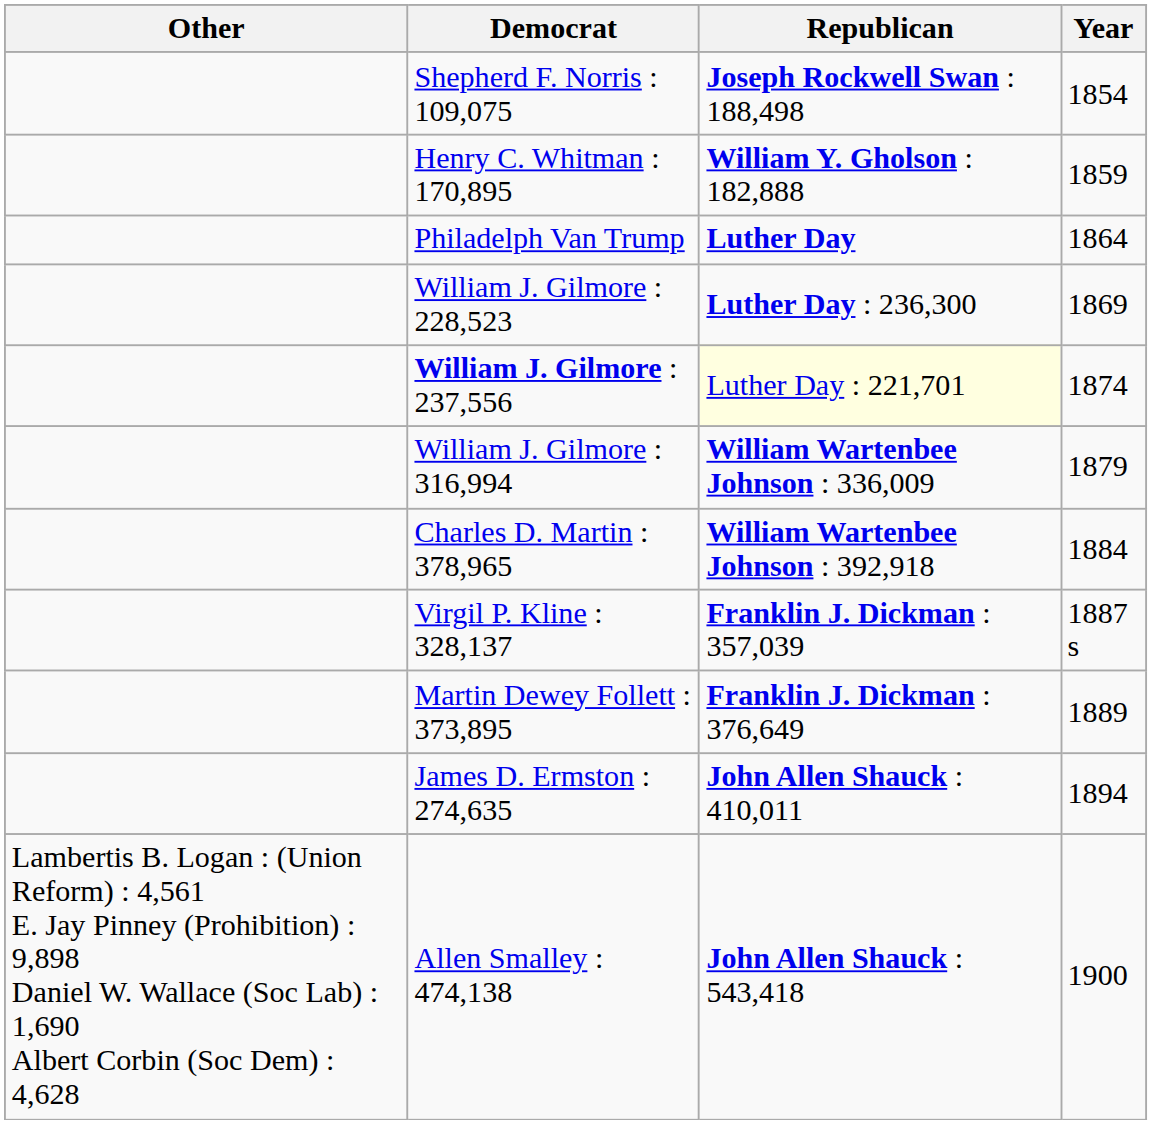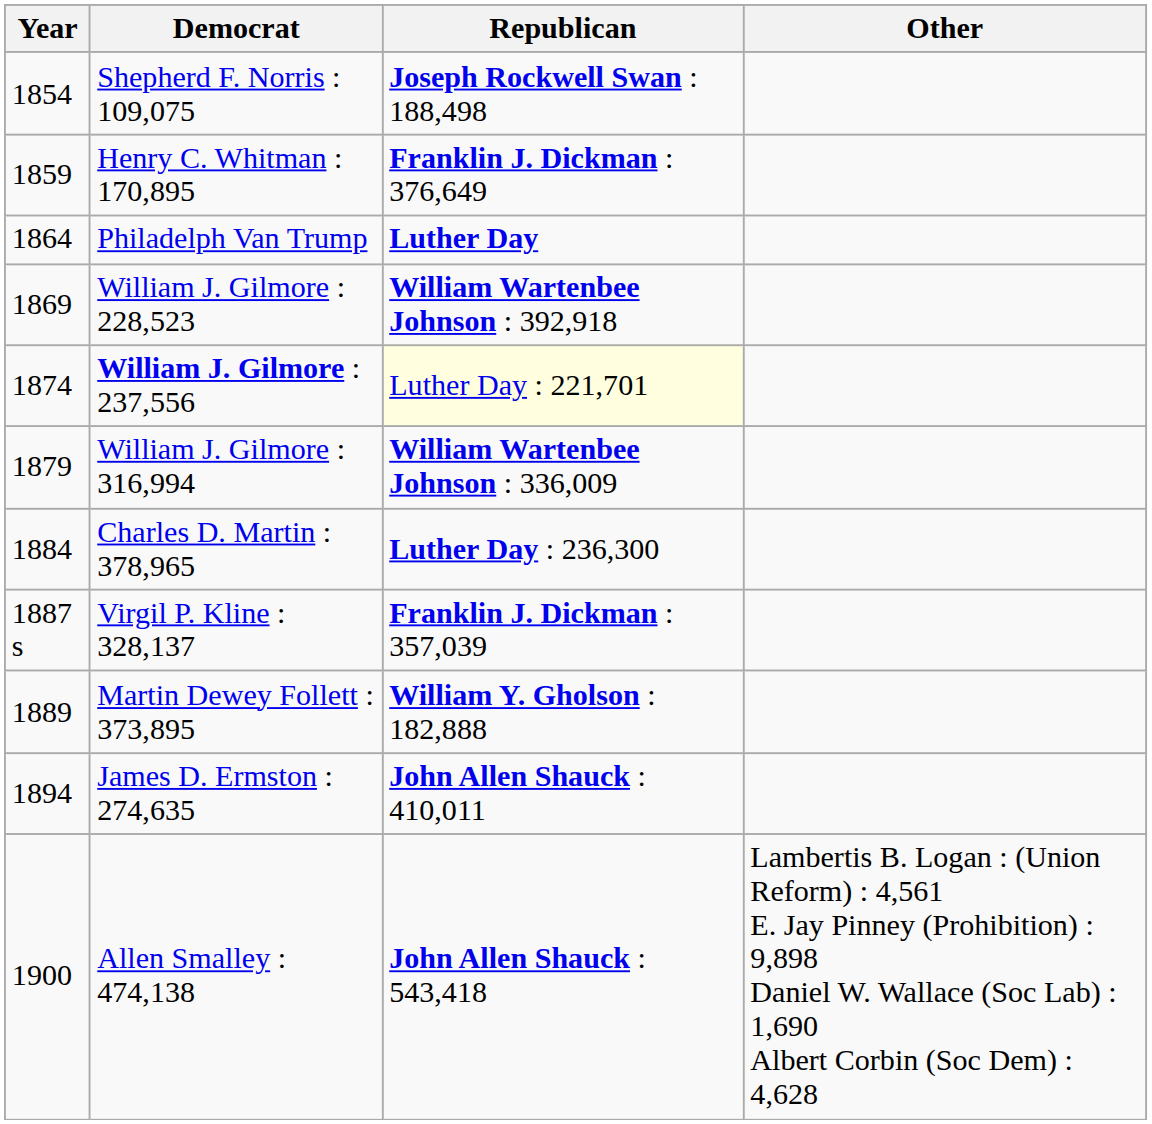columns swapped: (1103, 28) <-> (206, 28)
(840, 174) William Y. Gholson : 182,888 -> (531, 174) Franklin J. Dickman : 376,649
(842, 303) Luther Day : 236,300 -> (514, 303) William Wartenbee Johnson : 392,918
(832, 548) William Wartenbee Johnson : 392,918 -> (524, 548) Luther Day : 236,300
(849, 711) Franklin J. Dickman : 376,649 -> (522, 711) William Y. Gholson : 182,888
